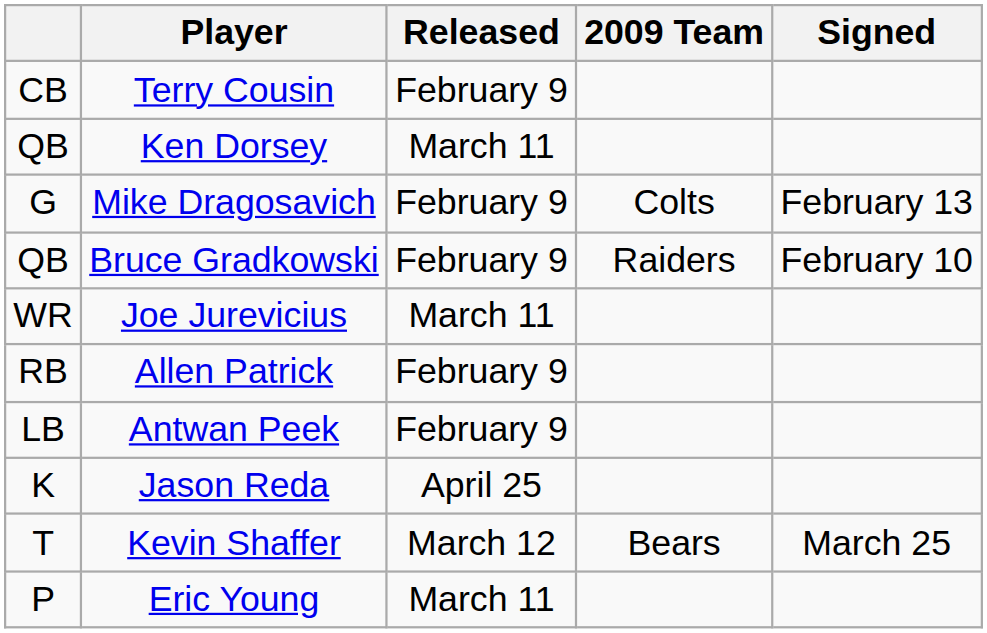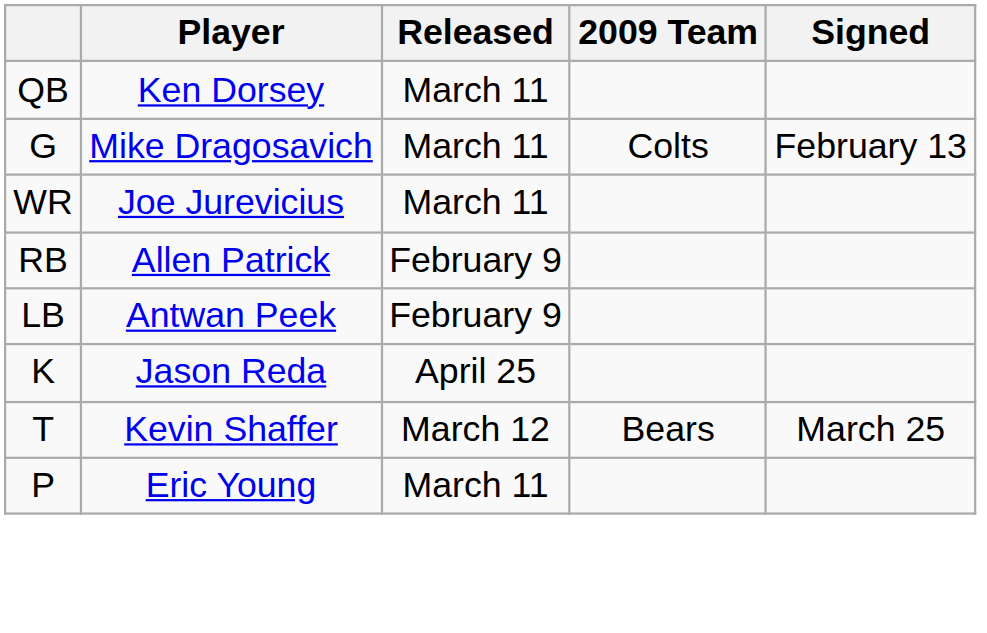- row: (234, 89)
(481, 202) February 9 -> (475, 145) March 11
- row: (234, 259)
